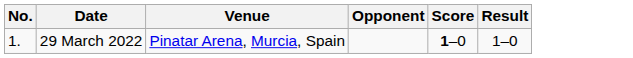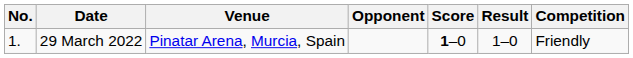+ column: (580, 16)
